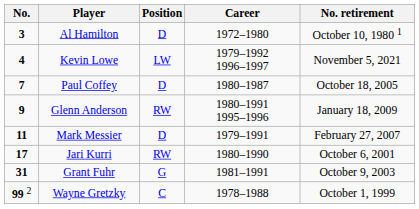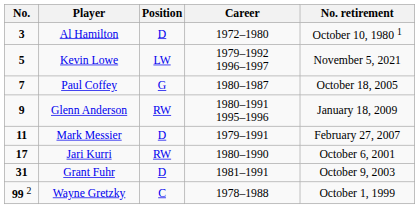(22, 60) 4 -> (22, 60) 5
(162, 85) D -> (162, 85) G
(162, 172) G -> (162, 172) D
